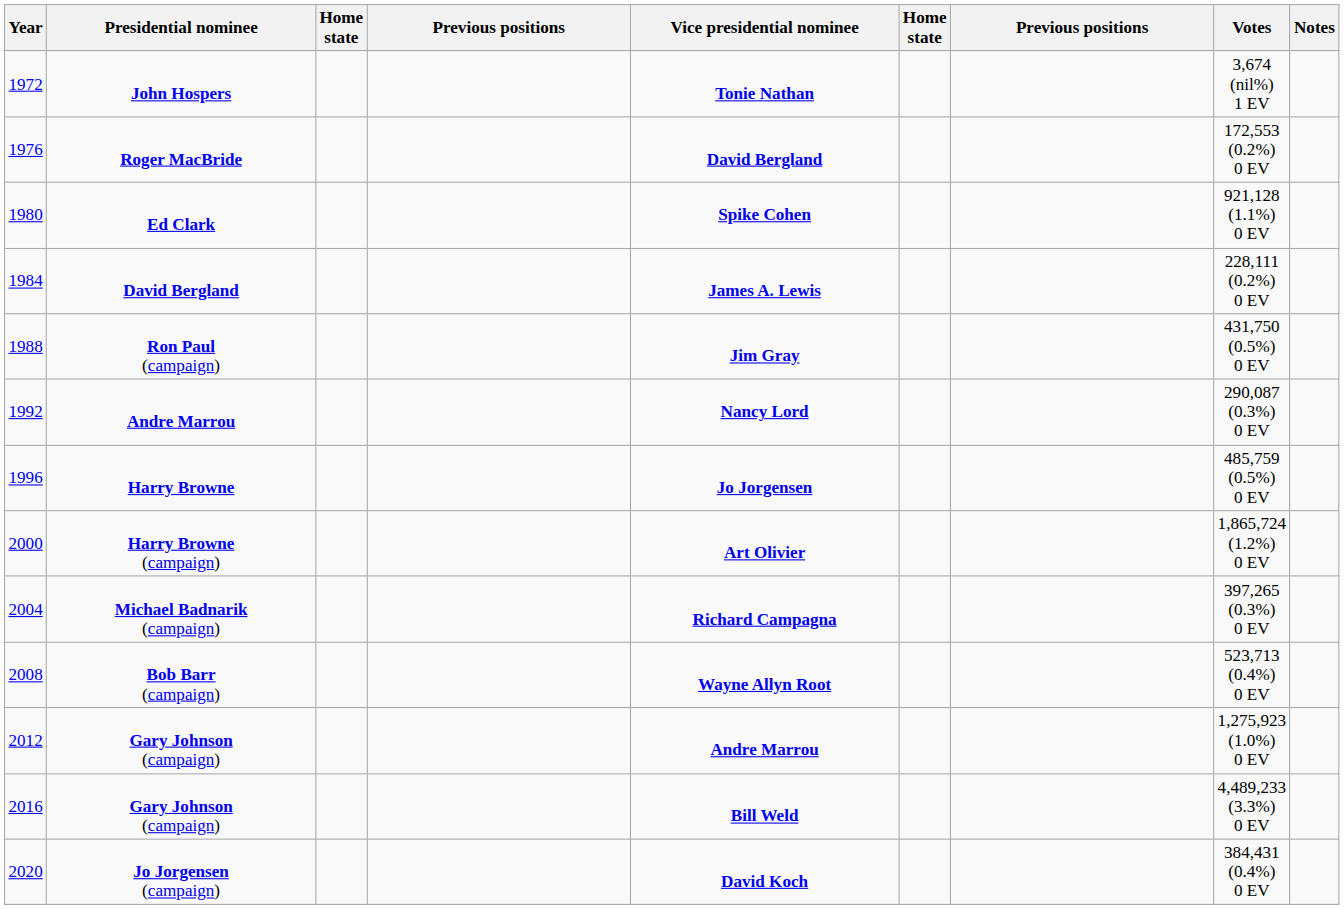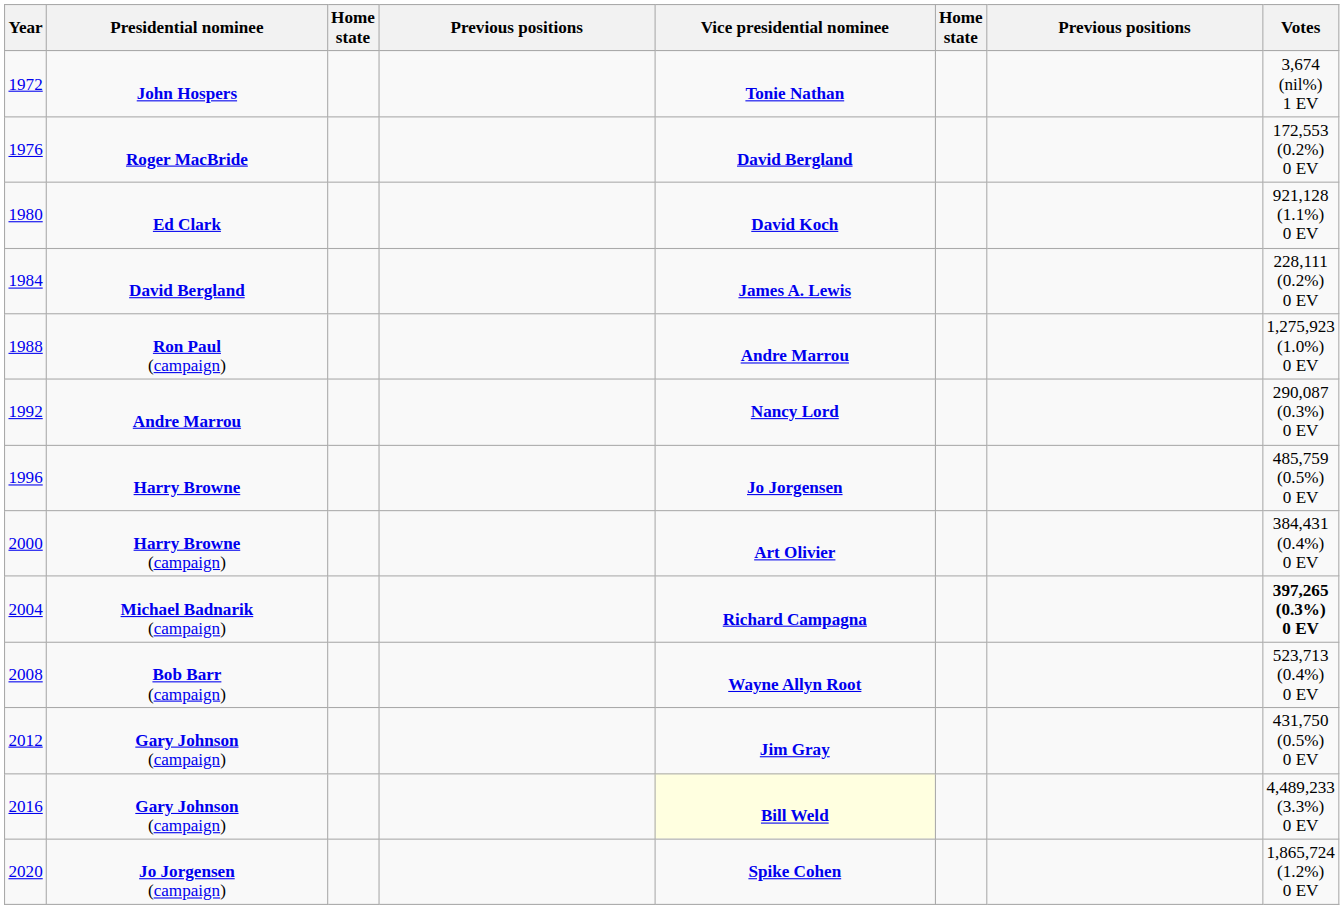- column: (1314, 27)
(765, 215) Spike Cohen -> (795, 224) David Koch
(765, 356) Jim Gray -> (795, 356) Andre Marrou
(1252, 346) 431,750 (0.5%) 0 EV -> (1301, 346) 1,275,923 (1.0%) 0 EV
(1252, 543) 1,865,724 (1.2%) 0 EV -> (1301, 543) 384,431 (0.4%) 0 EV
(1252, 609) normal -> (1301, 609) bold
(765, 750) Andre Marrou -> (795, 750) Jim Gray
(1252, 740) 1,275,923 (1.0%) 0 EV -> (1301, 740) 431,750 (0.5%) 0 EV
(765, 815) no background -> (795, 815) lightyellow background
(765, 881) David Koch -> (795, 871) Spike Cohen
(1252, 871) 384,431 (0.4%) 0 EV -> (1301, 871) 1,865,724 (1.2%) 0 EV
